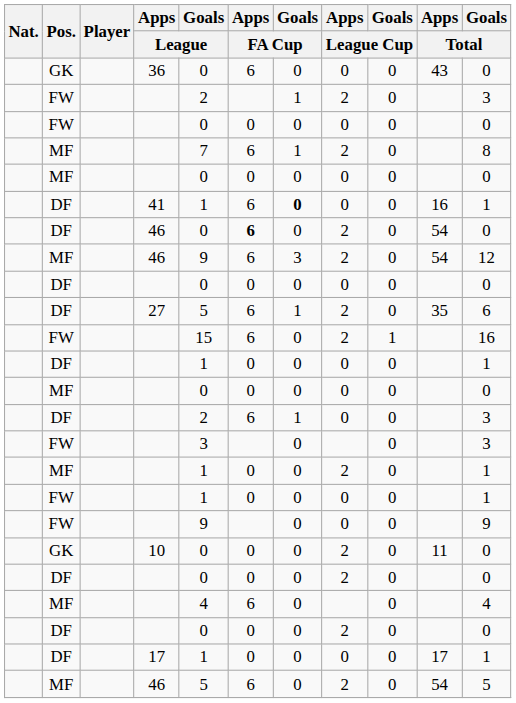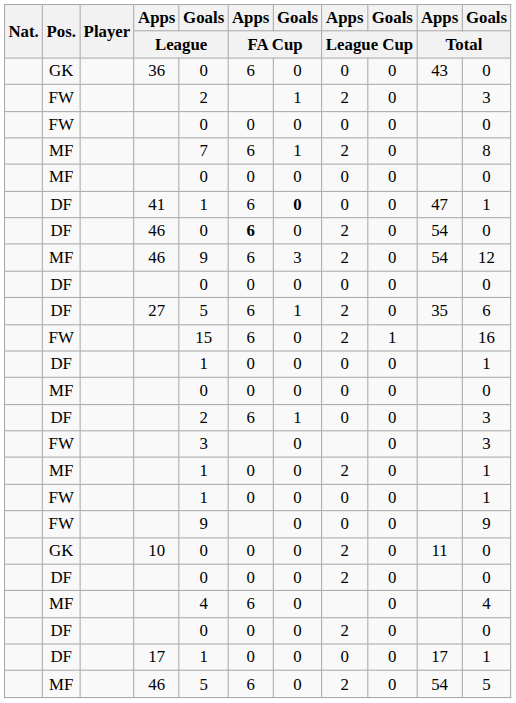(440, 204) 16 -> (440, 204) 47
